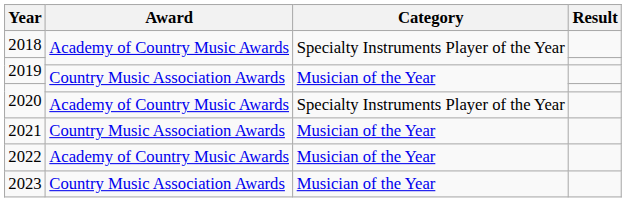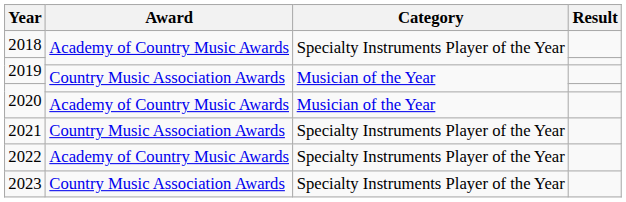(431, 104) Specialty Instruments Player of the Year -> (366, 104) Musician of the Year
(366, 130) Musician of the Year -> (431, 130) Specialty Instruments Player of the Year
(366, 157) Musician of the Year -> (431, 157) Specialty Instruments Player of the Year
(366, 183) Musician of the Year -> (431, 183) Specialty Instruments Player of the Year
